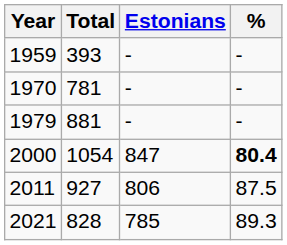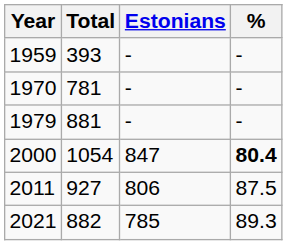(84, 222) 828 -> (84, 222) 882
